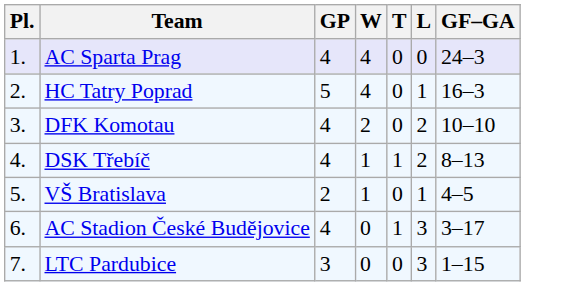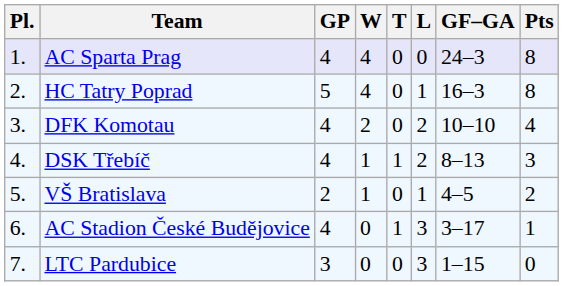+ column: (539, 21)
